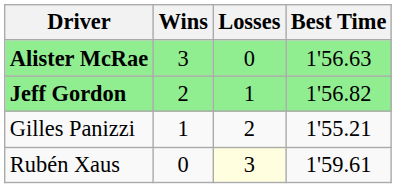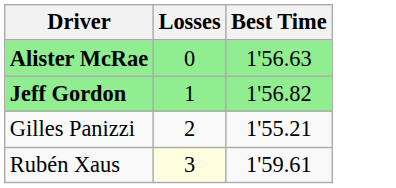- column: (183, 22)
